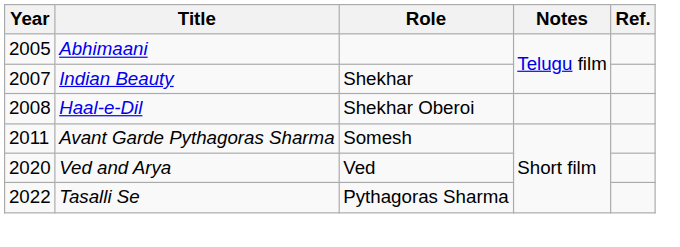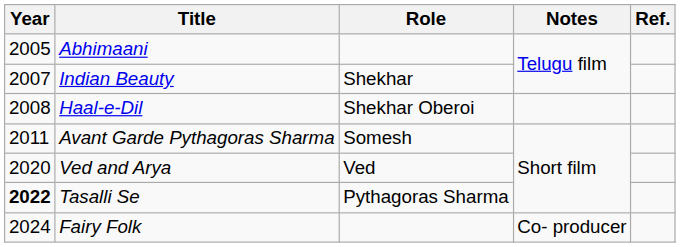(30, 197) normal -> (30, 197) bold
+ row: (100, 227)
